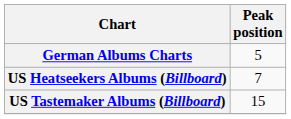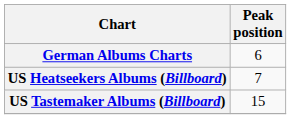(258, 55) 5 -> (258, 55) 6
